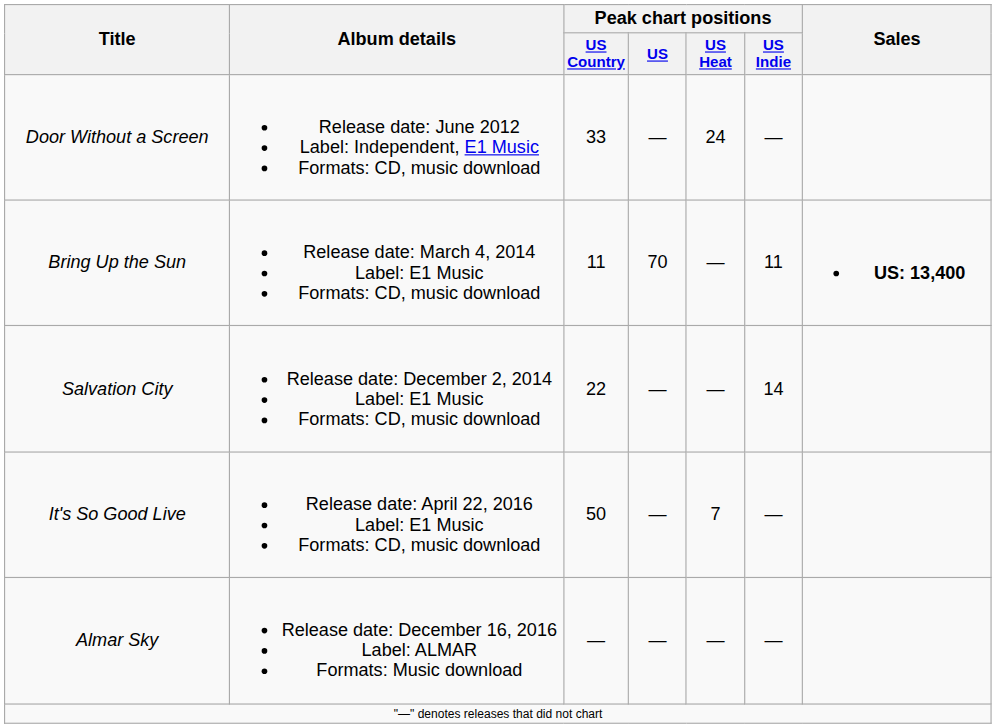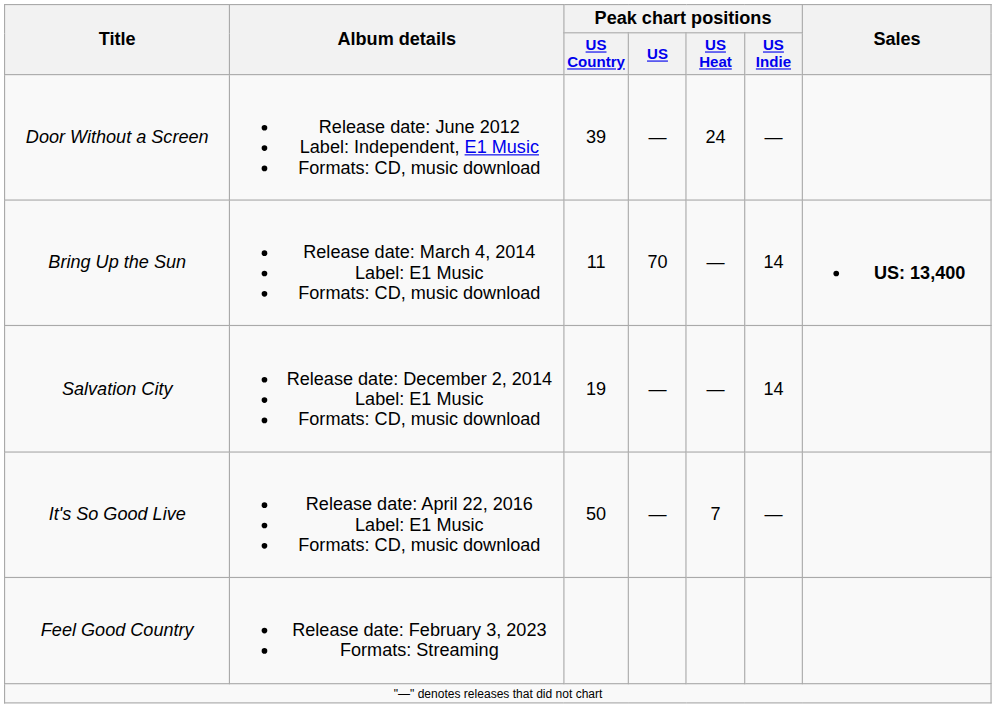(596, 137) 33 -> (596, 137) 39
(773, 262) 11 -> (773, 262) 14
(596, 388) 22 -> (596, 388) 19
- row: (117, 640)
+ row: (117, 630)
